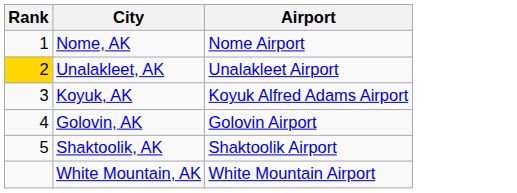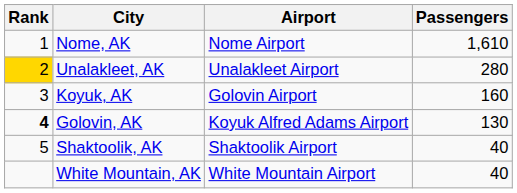+ column: (462, 17)
(308, 95) Koyuk Alfred Adams Airport -> (263, 95) Golovin Airport
(44, 122) normal -> (44, 122) bold
(263, 122) Golovin Airport -> (308, 122) Koyuk Alfred Adams Airport
